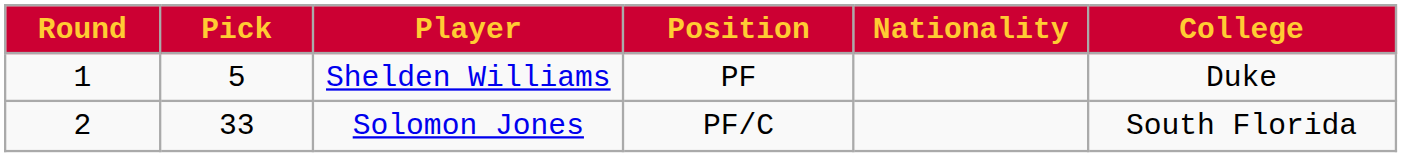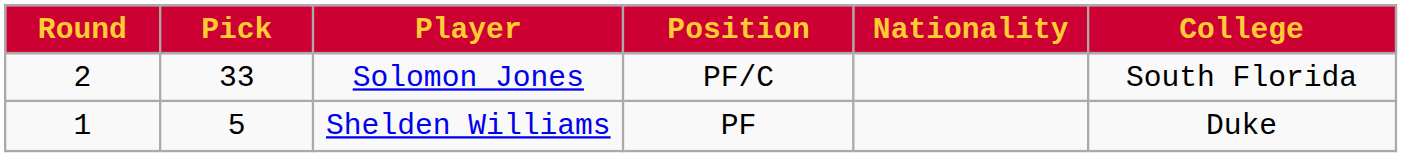rows swapped: (468, 78) <-> (468, 126)
